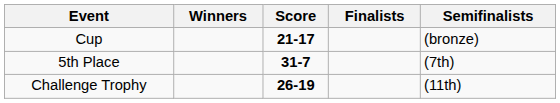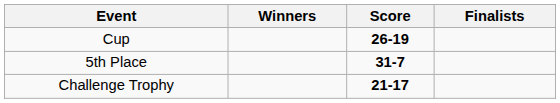- column: (488, 16)
(296, 39) 21-17 -> (390, 39) 26-19
(296, 86) 26-19 -> (390, 86) 21-17
